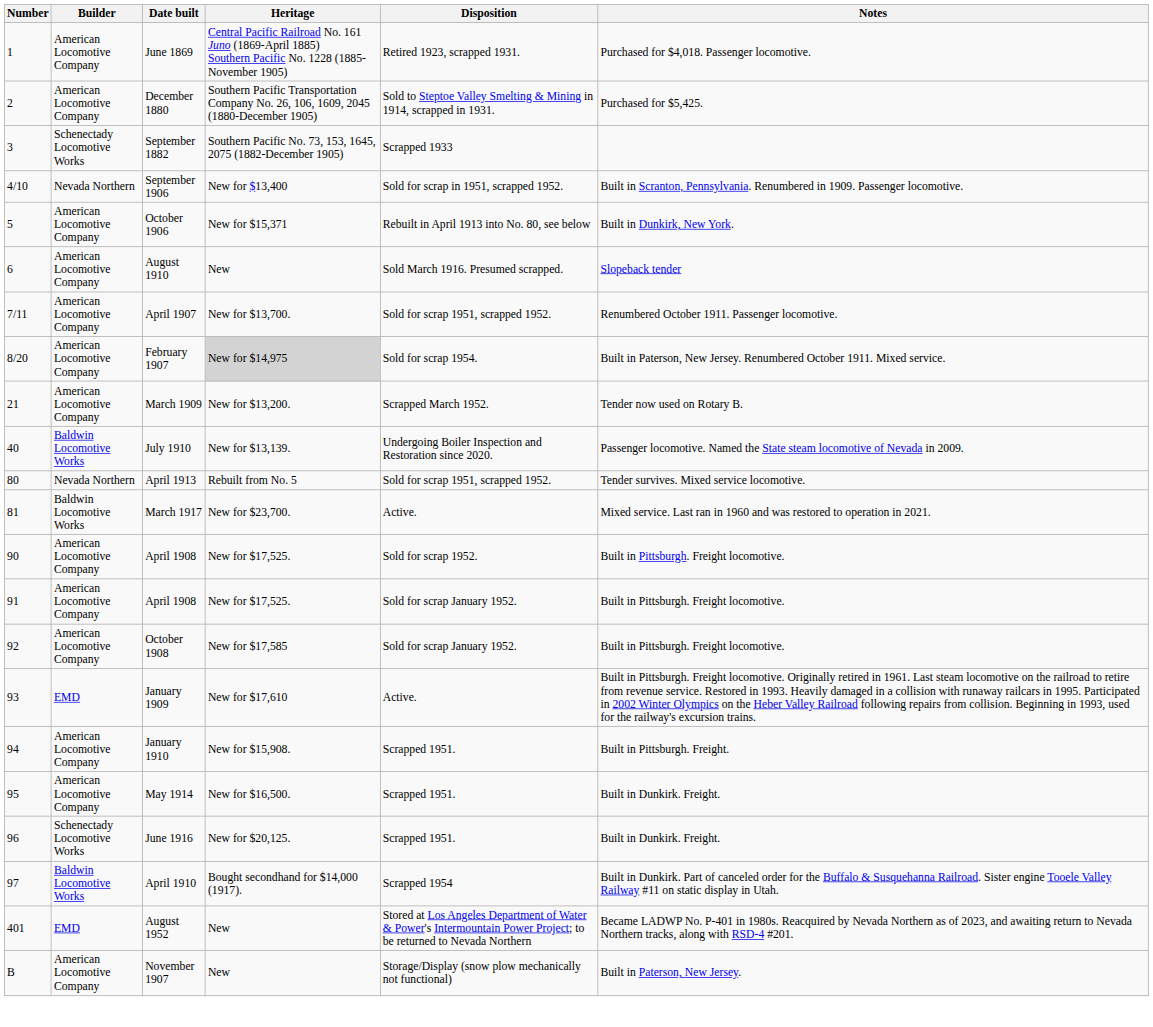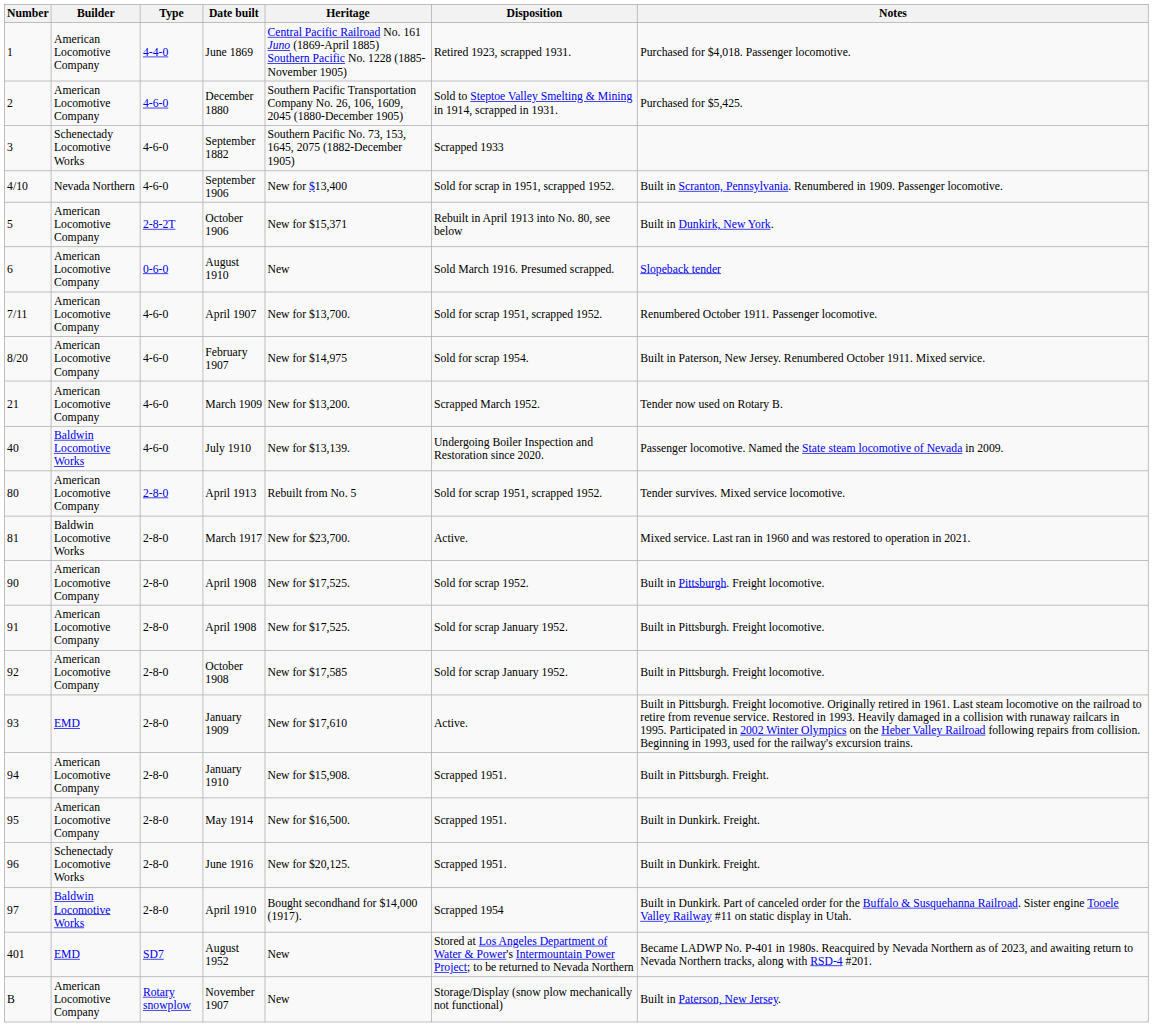+ column: (171, 13)
(248, 359) lightgrey background -> (307, 359) no background
(94, 480) Nevada Northern -> (82, 493) American Locomotive Company
